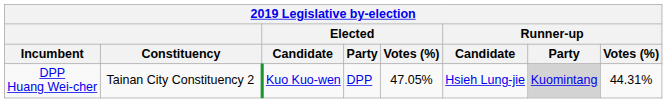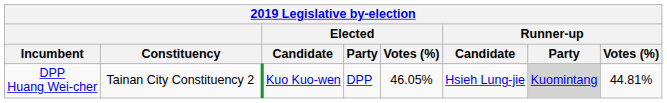(412, 80) 47.05% -> (412, 80) 46.05%
(631, 80) 44.31% -> (631, 80) 44.81%
